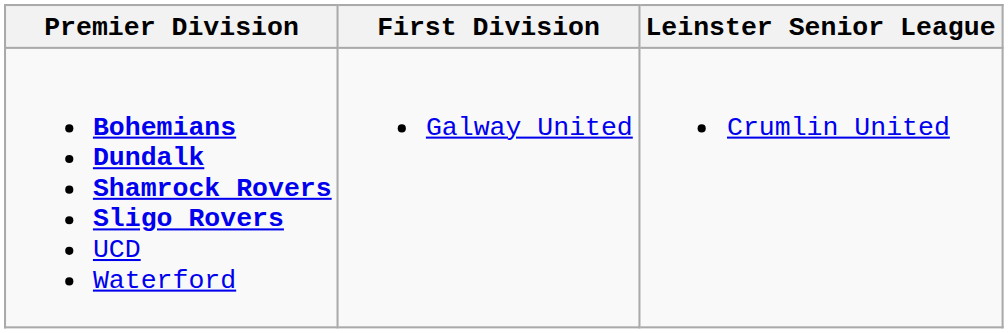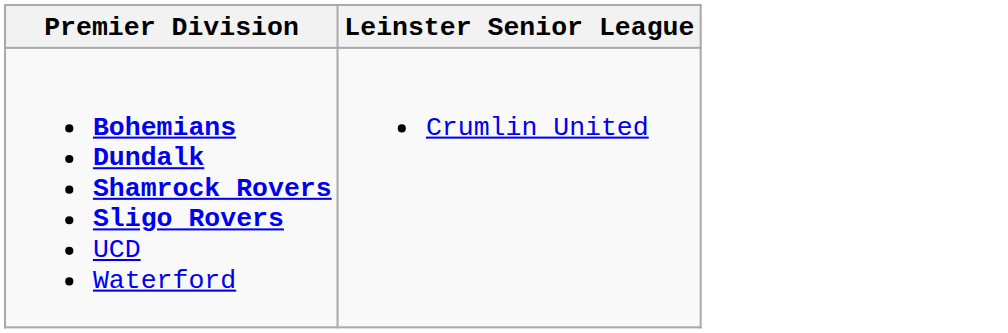- column: (489, 27)
